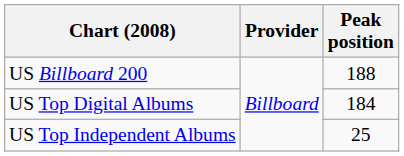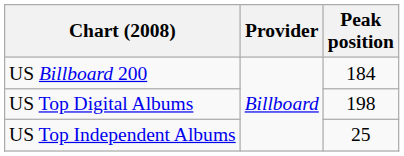(361, 72) 188 -> (361, 72) 184
(361, 103) 184 -> (361, 103) 198
